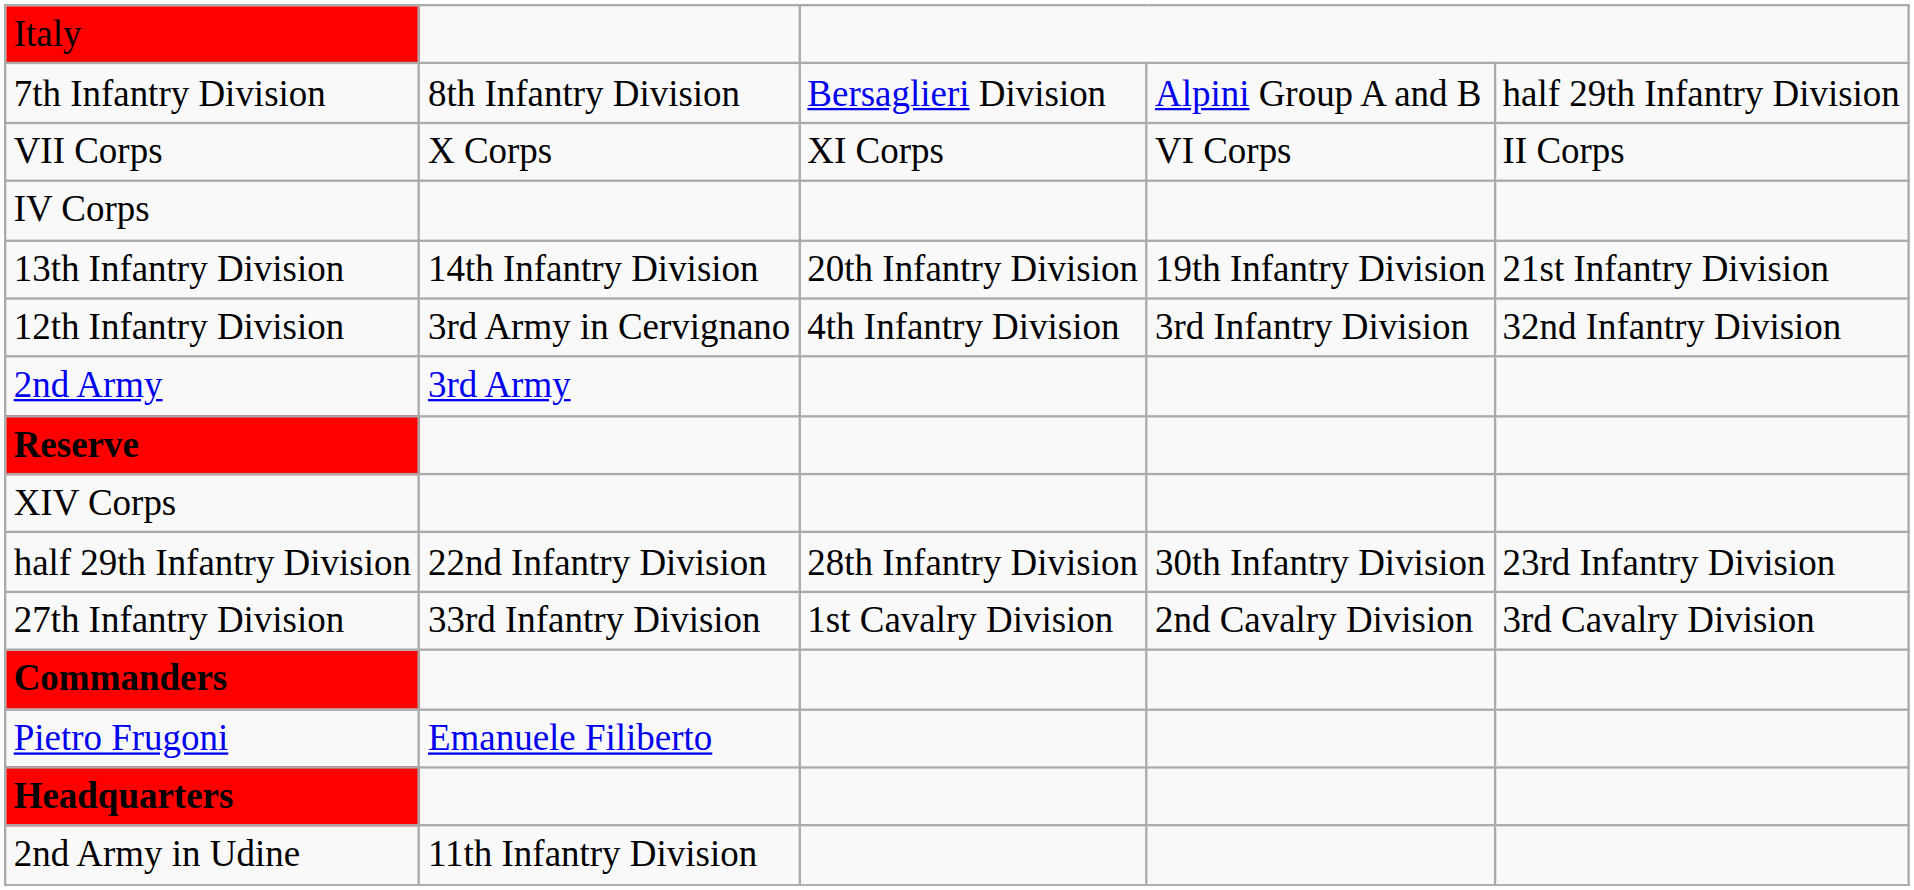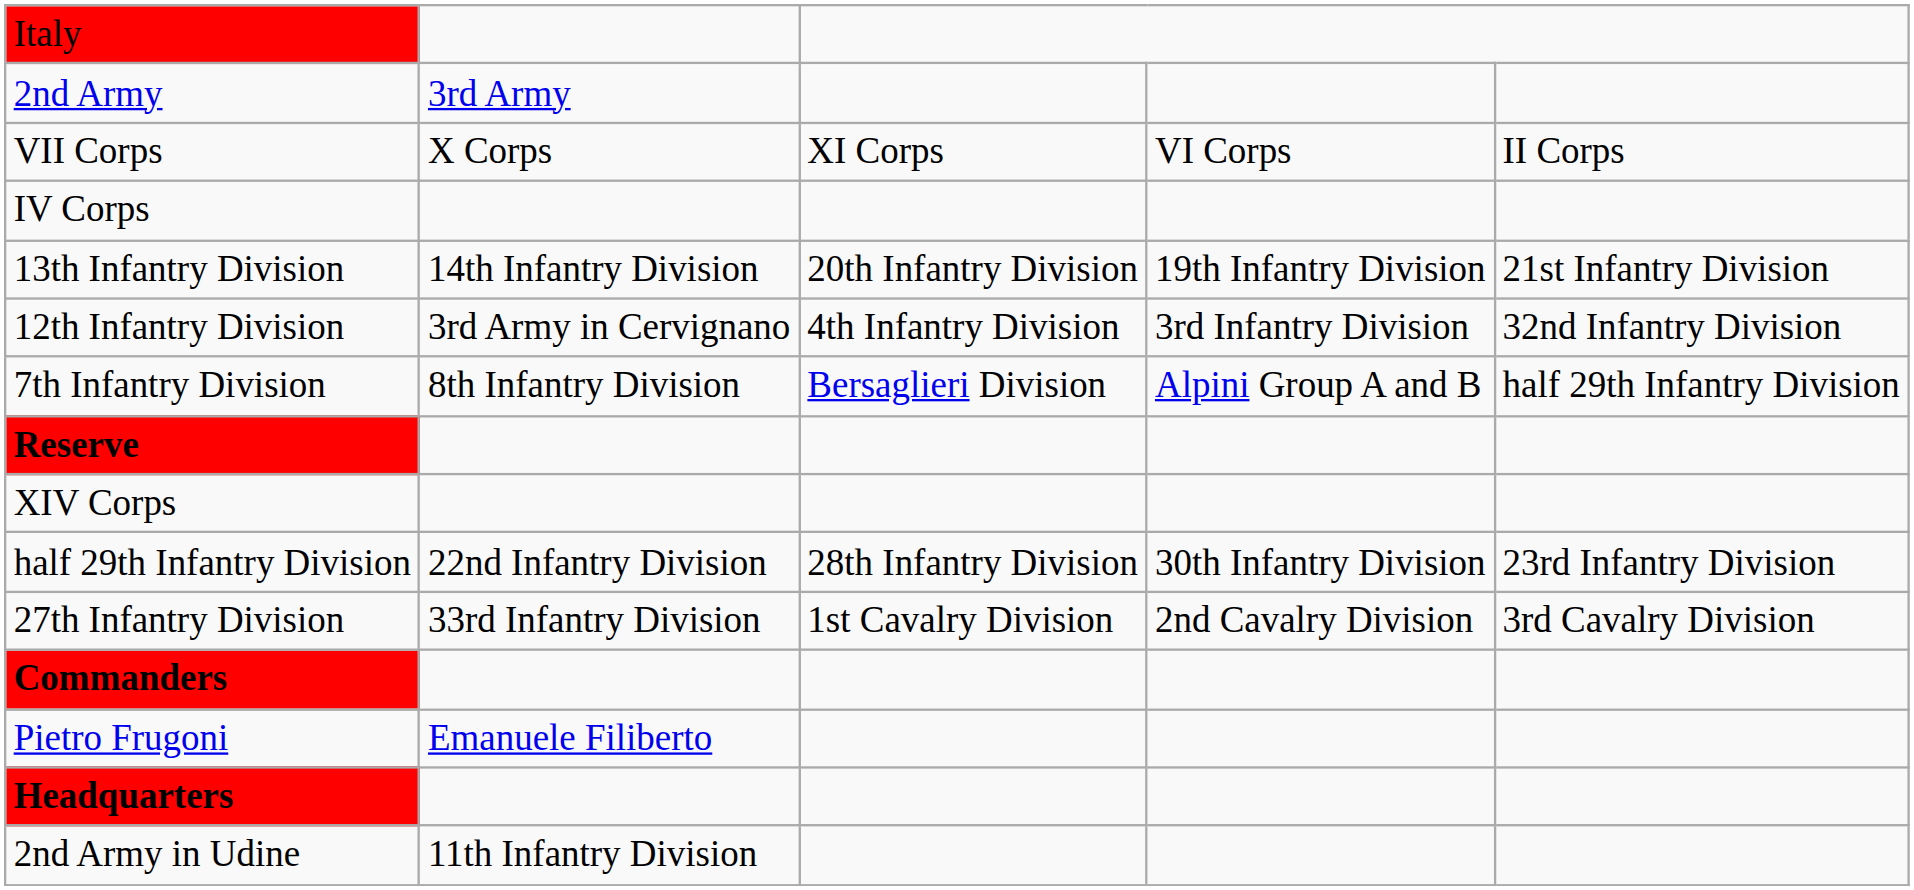rows swapped: (88, 385) <-> (170, 92)
